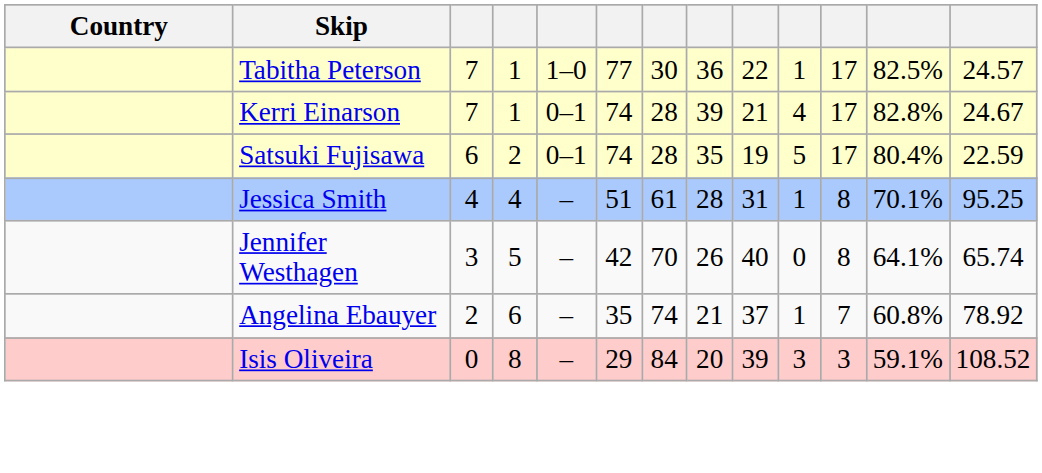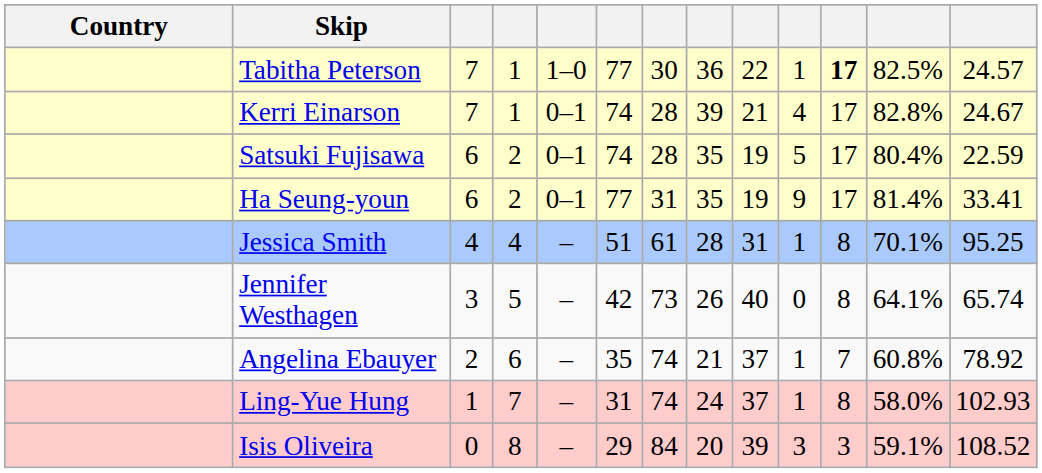(844, 69) normal -> (844, 69) bold
+ row: (324, 198)
(664, 257) 70 -> (664, 300) 73
+ row: (324, 401)
